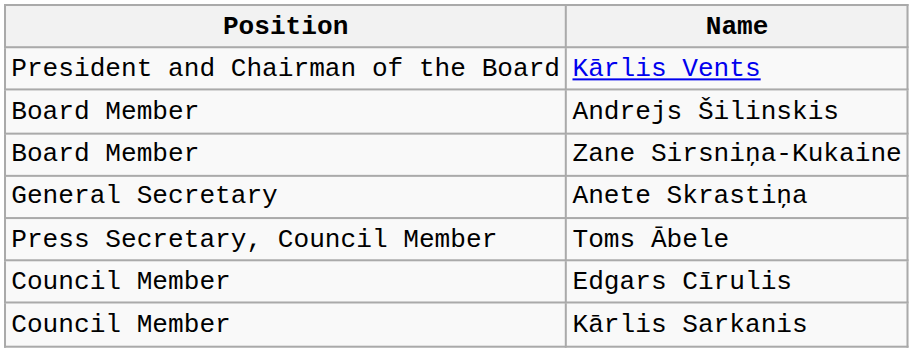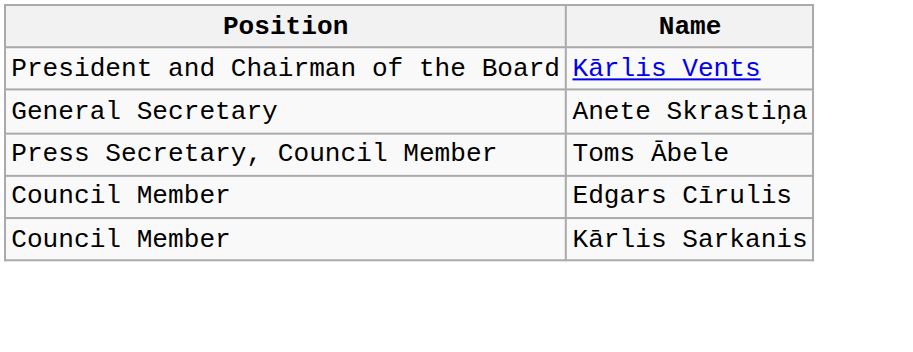- row: (706, 111)
- row: (737, 154)
